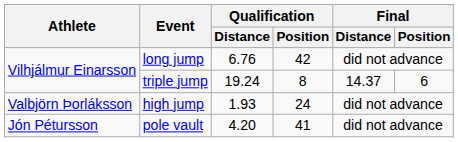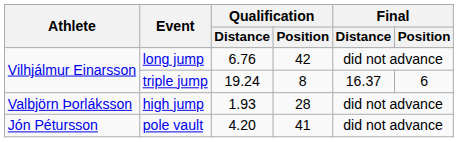(363, 82) 14.37 -> (363, 82) 16.37
(303, 104) 24 -> (303, 104) 28
